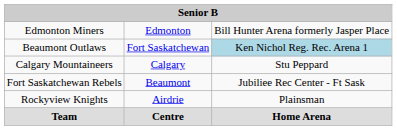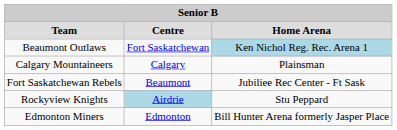rows swapped: (64, 116) <-> (64, 30)
(302, 64) Stu Peppard -> (302, 64) Plainsman
(168, 99) no background -> (168, 99) lightblue background
(302, 99) Plainsman -> (302, 99) Stu Peppard
